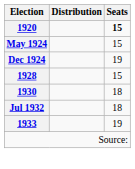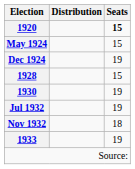(117, 92) 18 -> (117, 92) 19
(117, 108) 18 -> (117, 108) 19
+ row: (27, 124)
